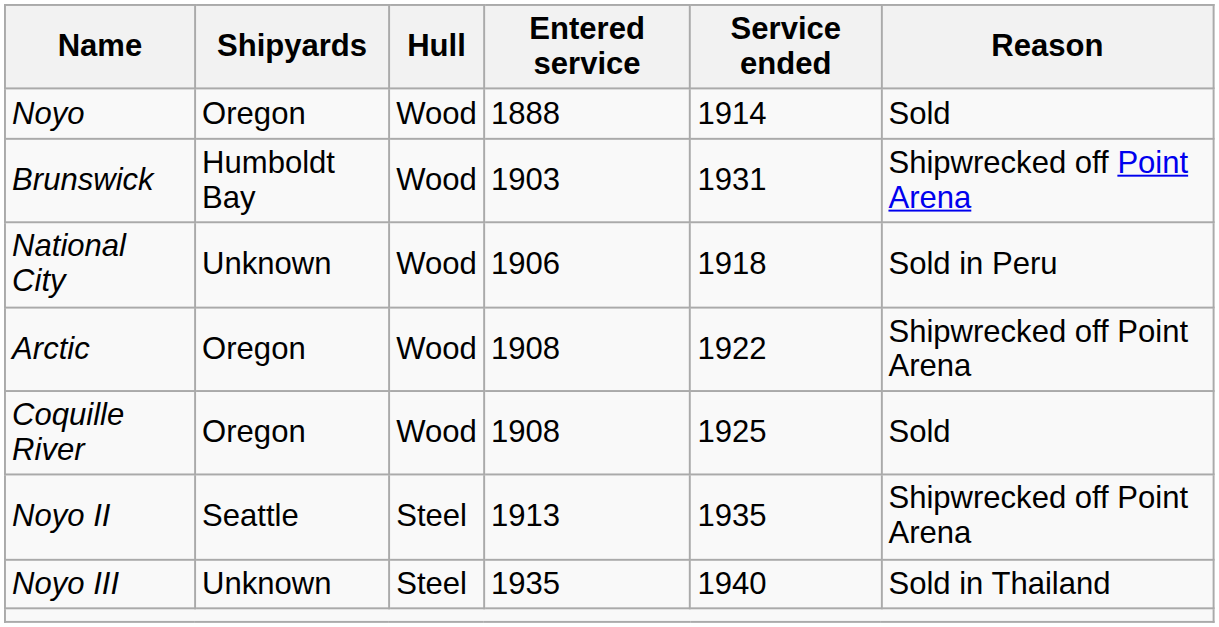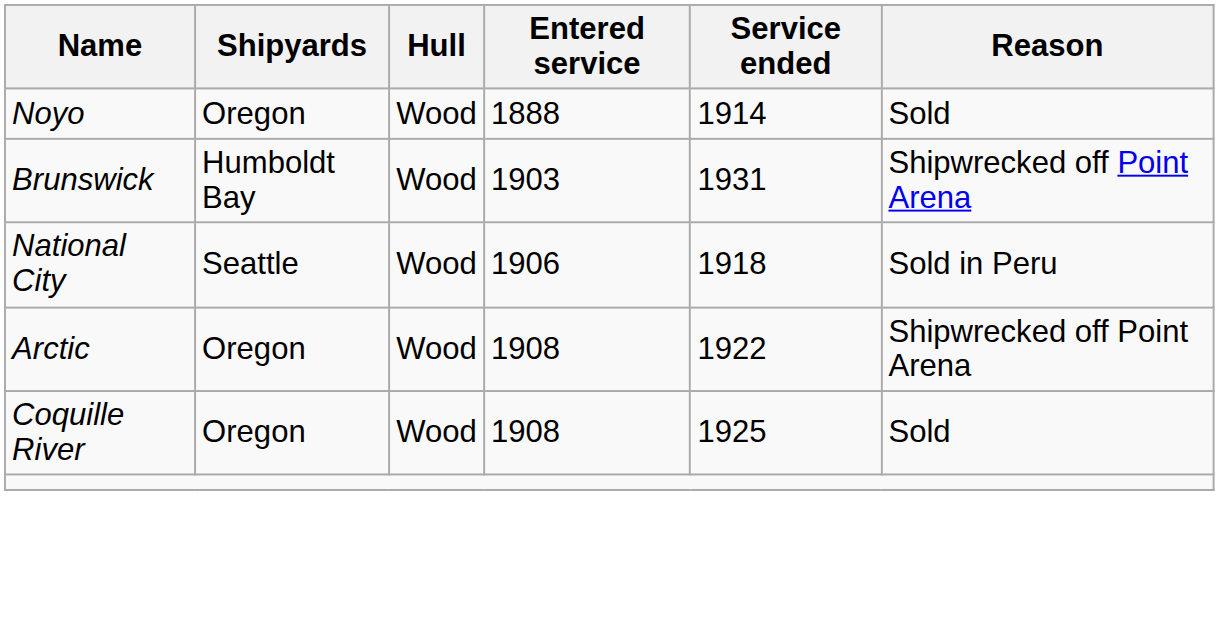(267, 264) Unknown -> (250, 264) Seattle
- row: (61, 516)
- row: (66, 583)
